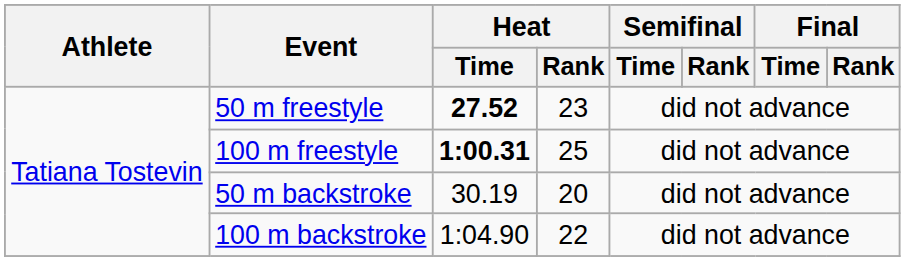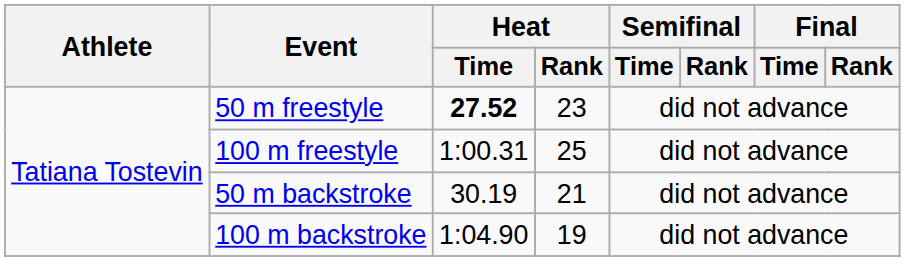(484, 151) bold -> (484, 151) normal
(573, 193) 20 -> (572, 193) 21
(573, 236) 22 -> (572, 236) 19
